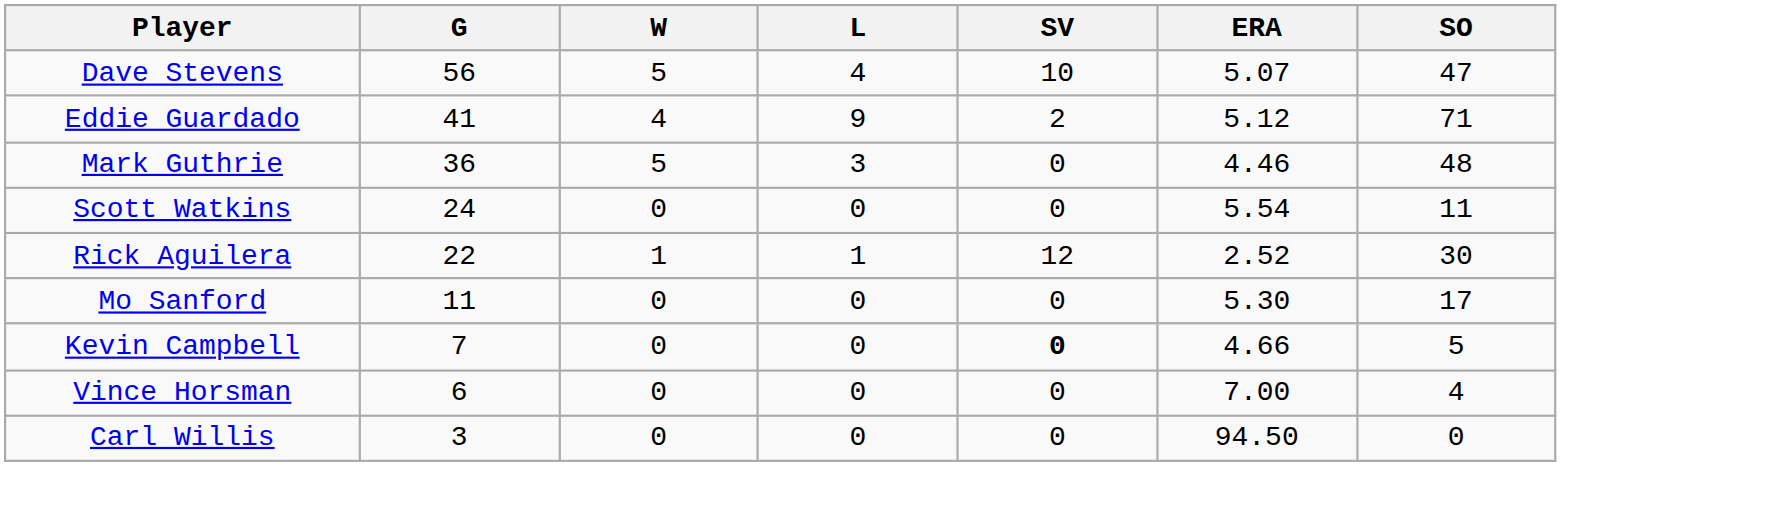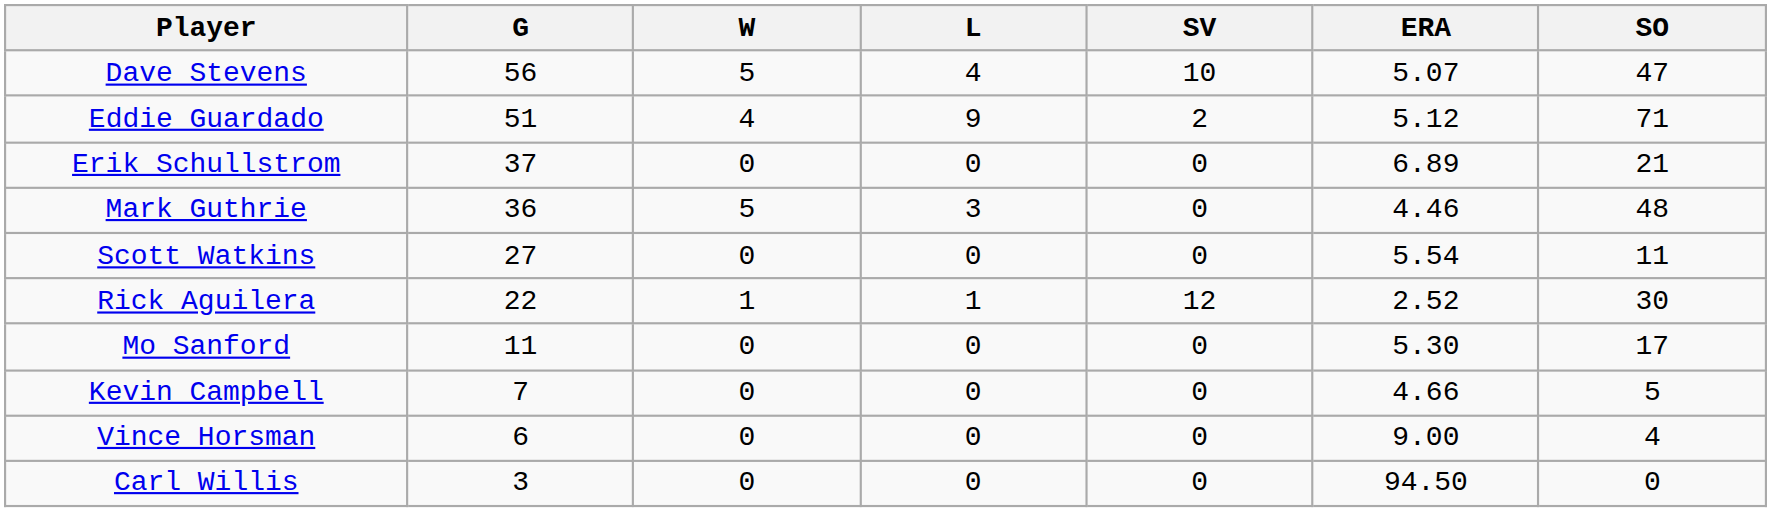(459, 119) 41 -> (521, 119) 51
+ row: (206, 165)
(459, 210) 24 -> (521, 256) 27
(1057, 347) bold -> (1200, 392) normal
(1257, 392) 7.00 -> (1426, 438) 9.00
